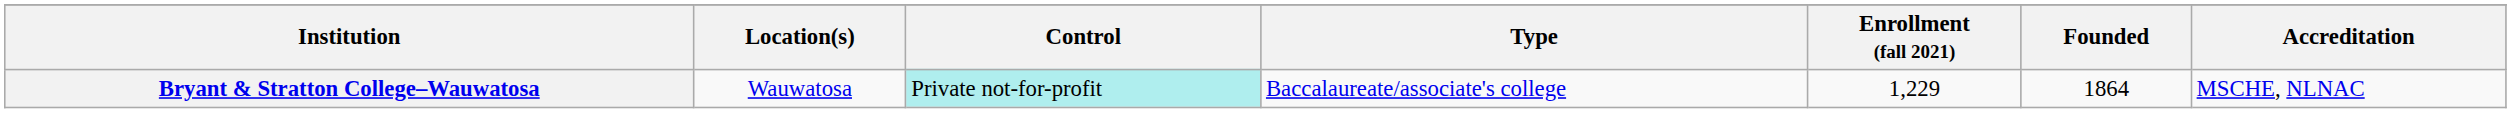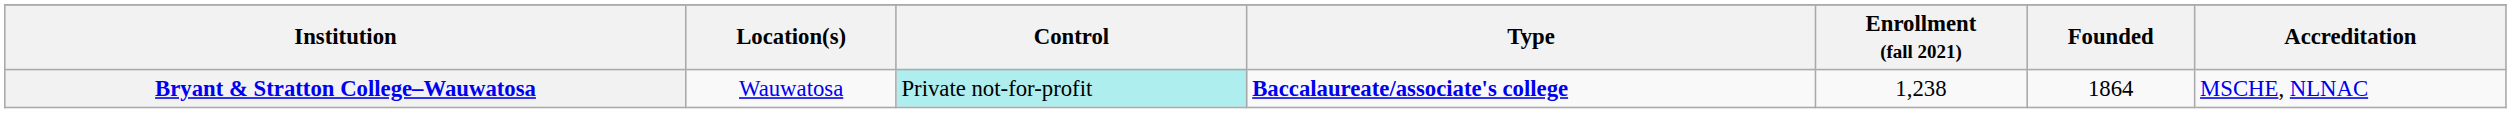(1416, 88) normal -> (1410, 88) bold
(1914, 88) 1,229 -> (1921, 88) 1,238
